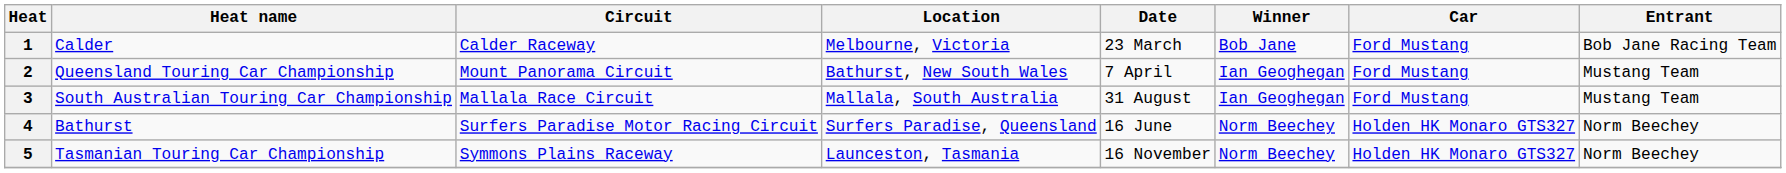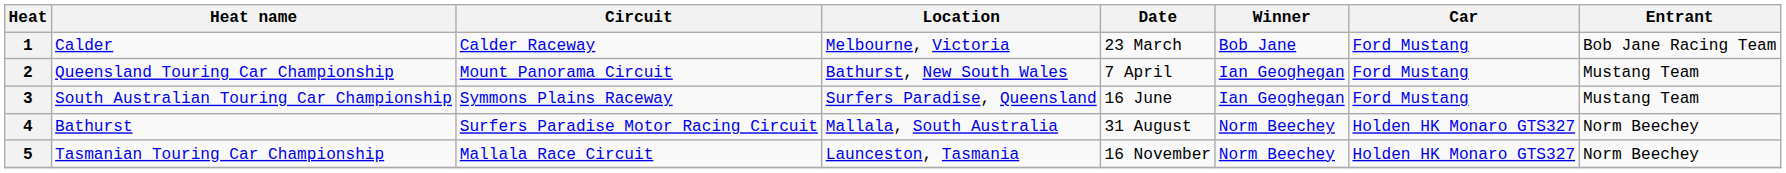(557, 99) Mallala Race Circuit -> (566, 99) Symmons Plains Raceway
(942, 99) Mallala, South Australia -> (961, 99) Surfers Paradise, Queensland
(1148, 99) 31 August -> (1138, 99) 16 June
(961, 126) Surfers Paradise, Queensland -> (942, 126) Mallala, South Australia
(1138, 126) 16 June -> (1148, 126) 31 August
(566, 154) Symmons Plains Raceway -> (557, 154) Mallala Race Circuit
